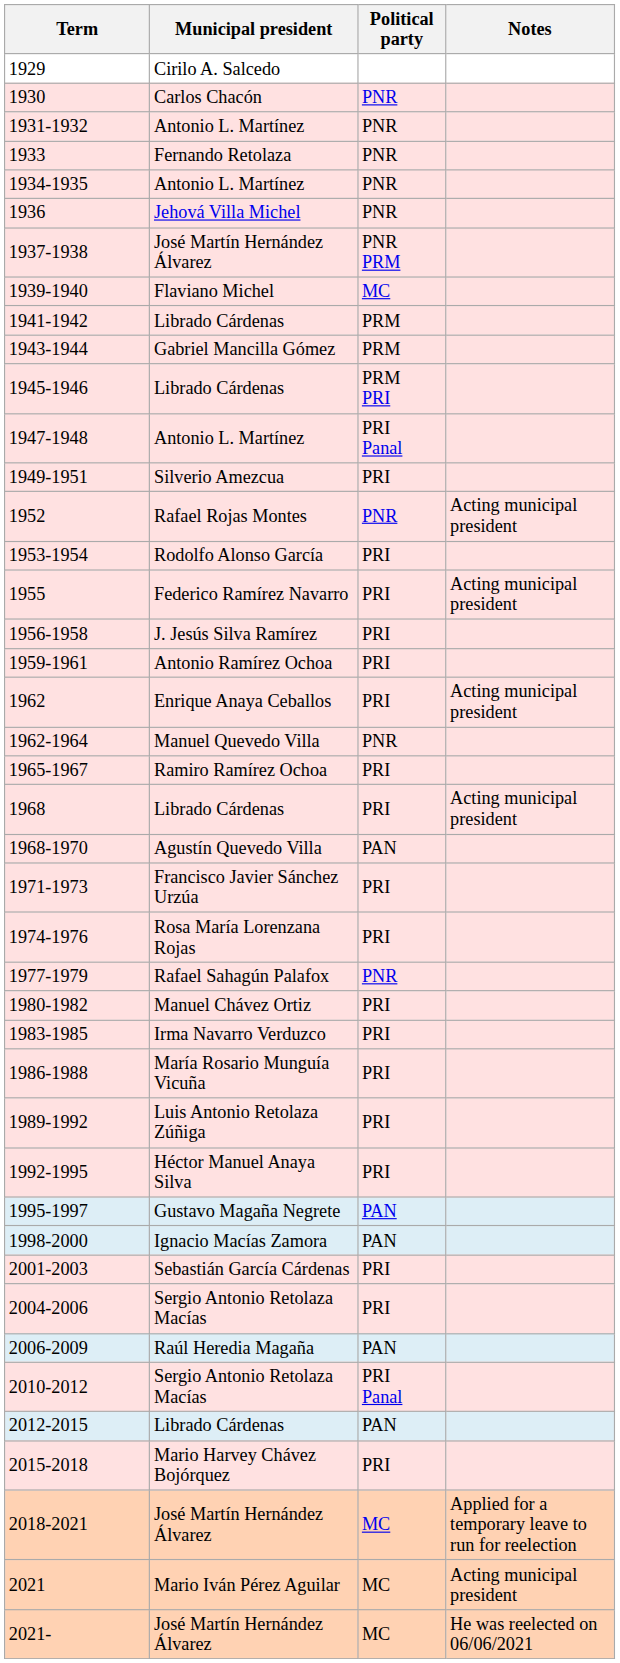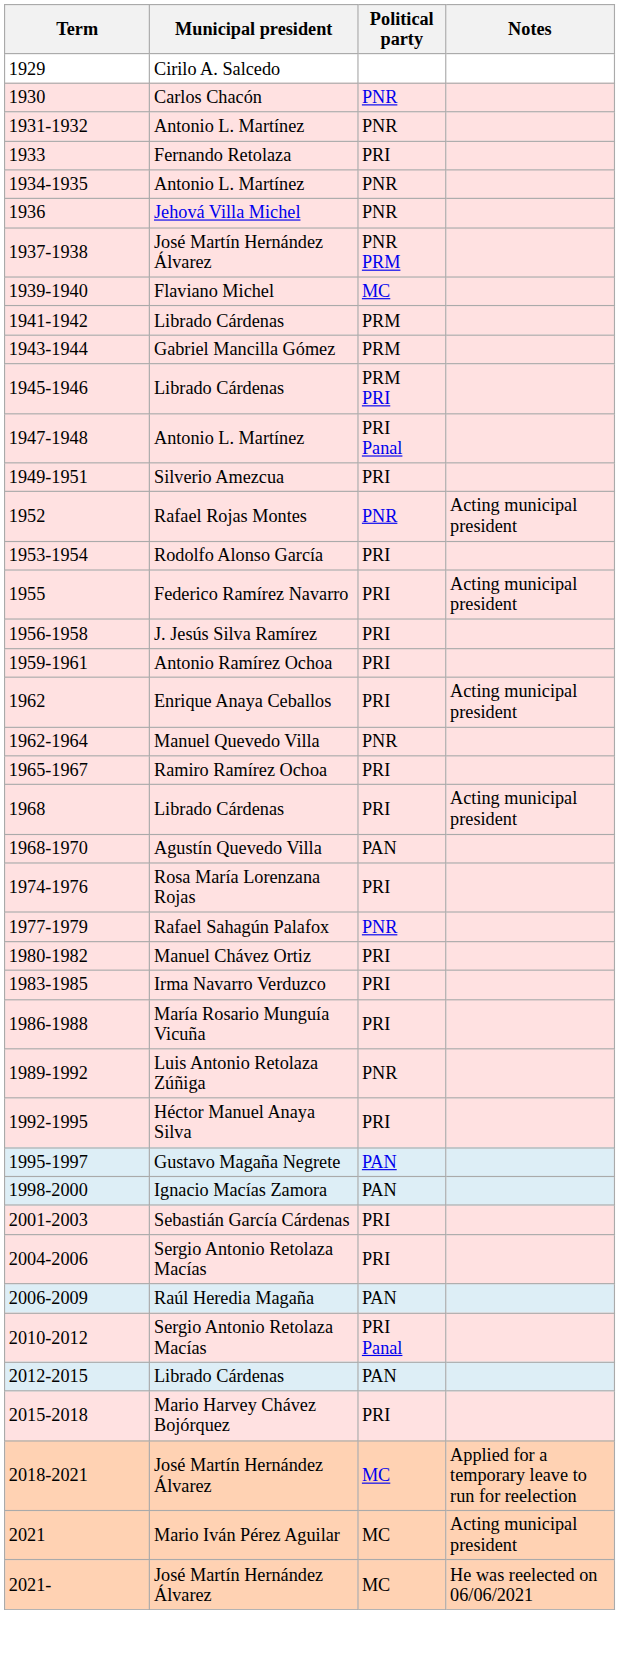(380, 155) PNR -> (376, 155) PRI
- row: (48, 887)
(376, 1122) PRI -> (380, 1073) PNR
